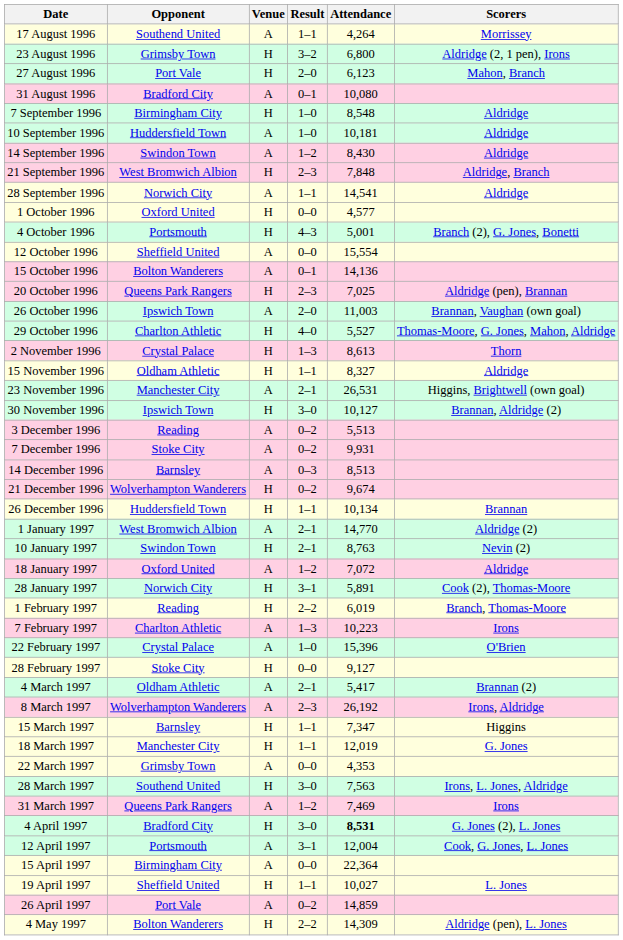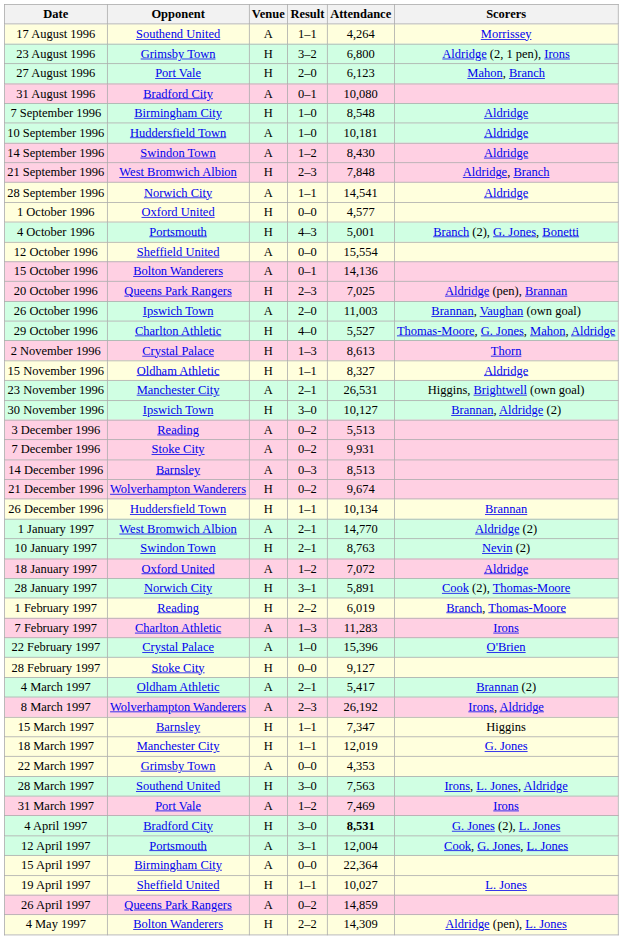(361, 627) 10,223 -> (361, 627) 11,283
(178, 806) Queens Park Rangers -> (178, 806) Port Vale
(178, 905) Port Vale -> (178, 905) Queens Park Rangers
